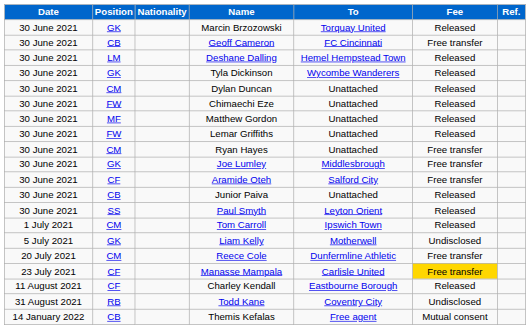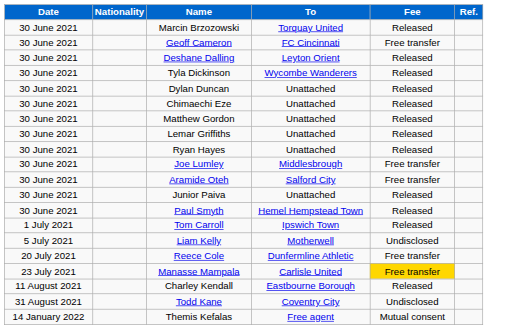- column: (114, 12)
(353, 58) Hemel Hempstead Town -> (311, 58) Leyton Orient
(455, 150) Free transfer -> (412, 150) Released
(353, 210) Leyton Orient -> (311, 210) Hemel Hempstead Town
